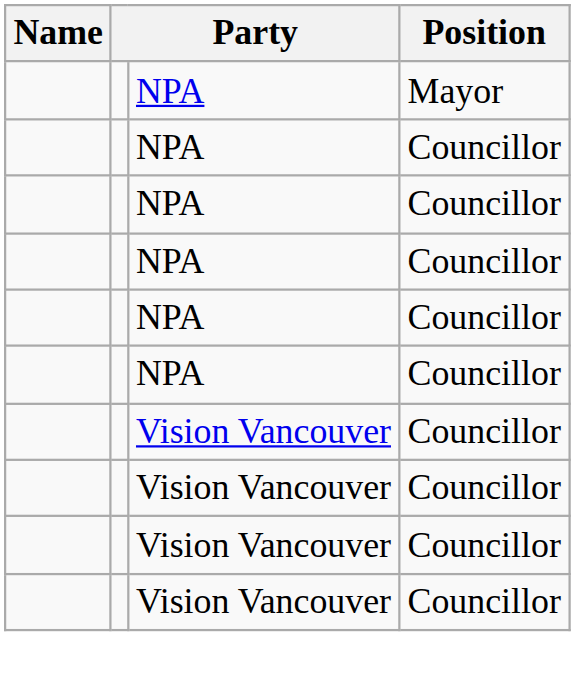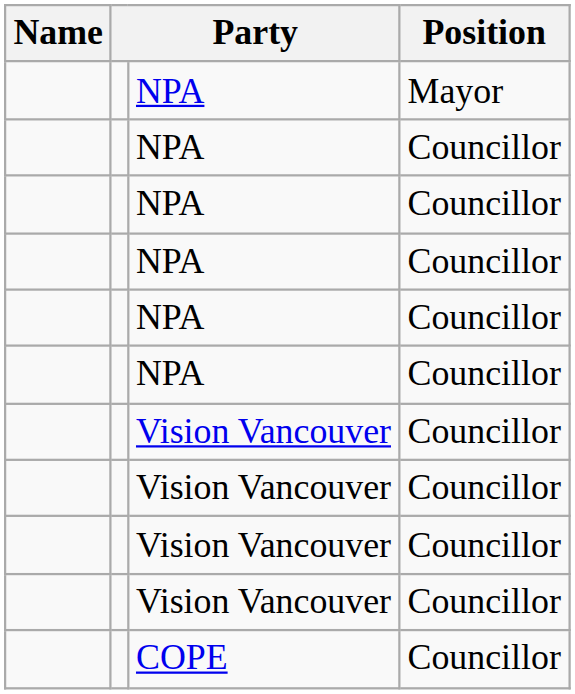+ row: (182, 658)
